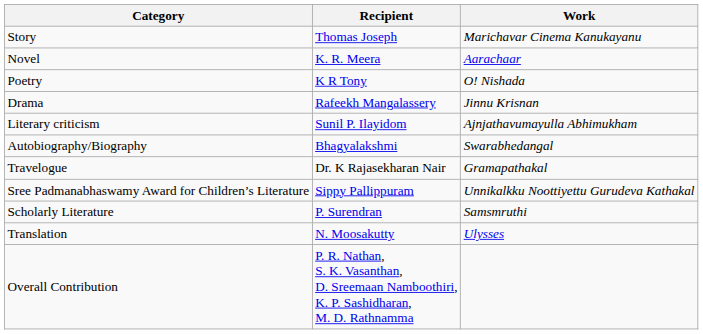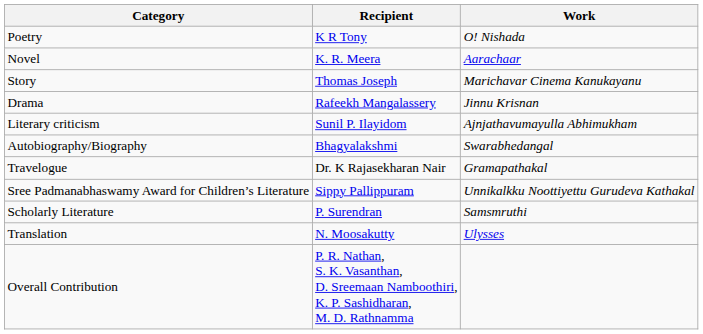rows swapped: (25, 81) <-> (22, 37)
